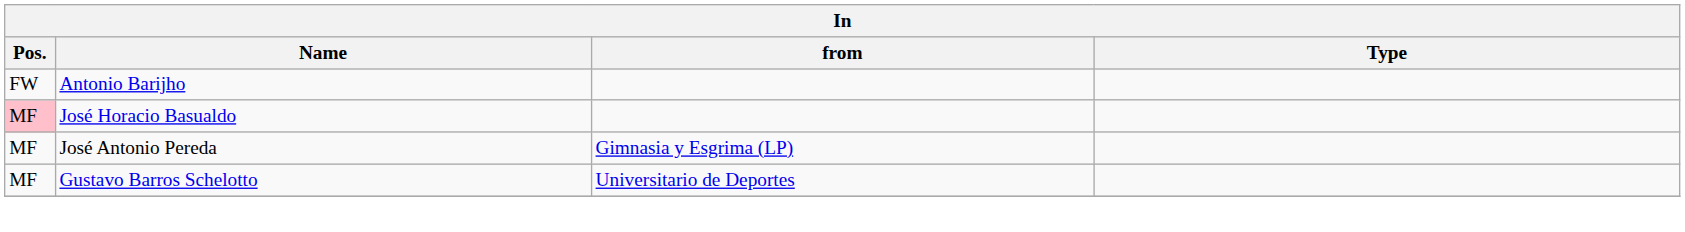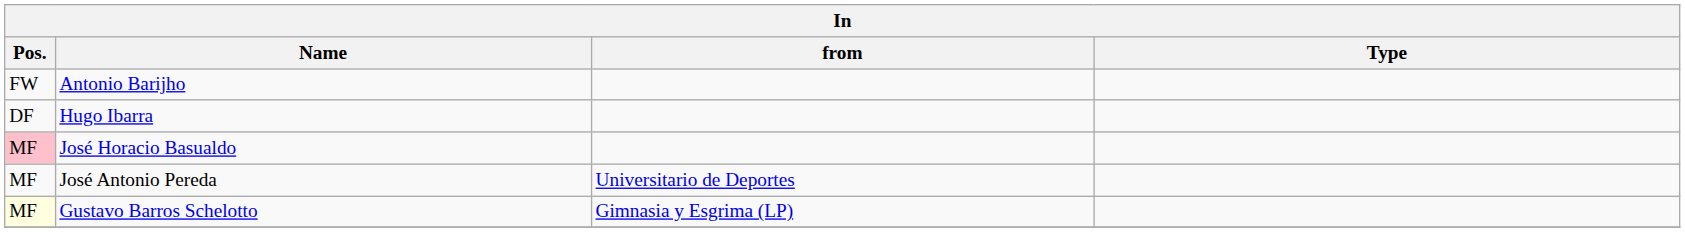+ row: (106, 116)
(694, 148) Gimnasia y Esgrima (LP) -> (695, 179) Universitario de Deportes
(23, 179) no background -> (23, 211) lightyellow background
(695, 179) Universitario de Deportes -> (694, 211) Gimnasia y Esgrima (LP)
